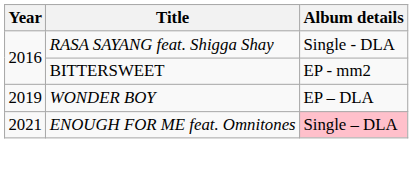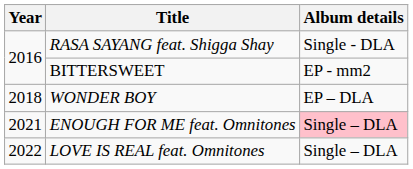(25, 97) 2019 -> (25, 97) 2018
+ row: (157, 151)
